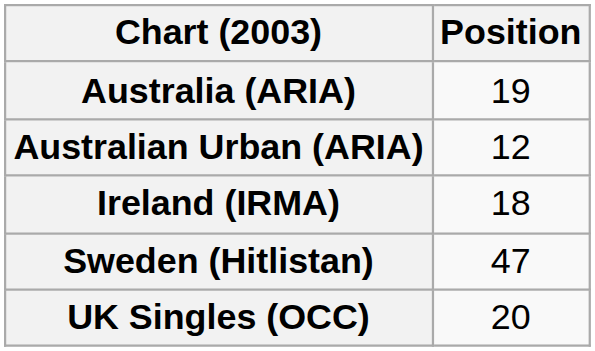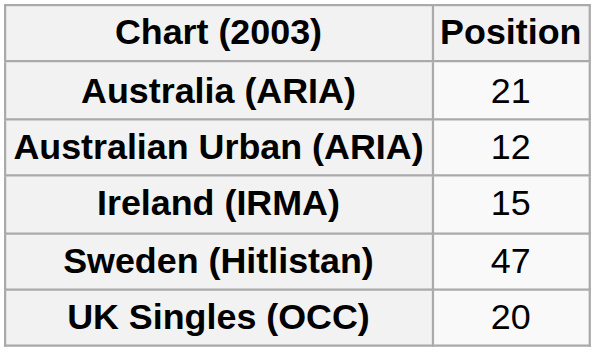(511, 89) 19 -> (511, 89) 21
(511, 203) 18 -> (511, 203) 15
